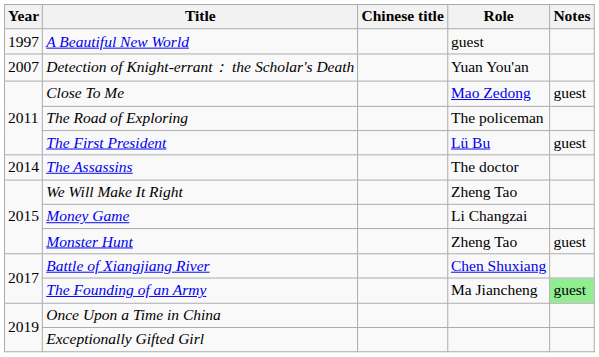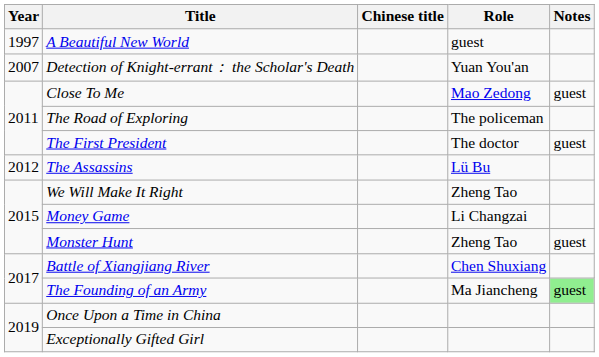(471, 142) Lü Bu -> (485, 142) The doctor
(24, 167) 2014 -> (24, 167) 2012
(485, 167) The doctor -> (471, 167) Lü Bu
